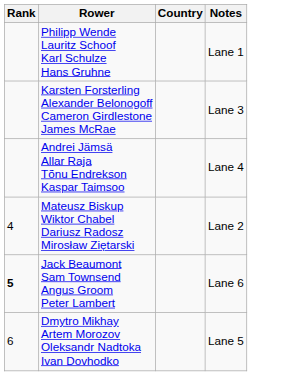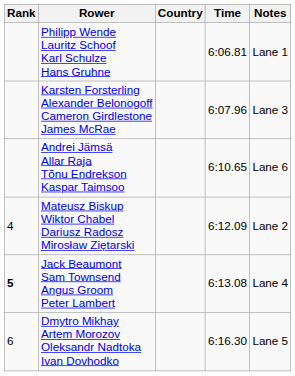+ column: (228, 13)
(226, 167) Lane 4 -> (270, 167) Lane 6
(226, 283) Lane 6 -> (270, 283) Lane 4
